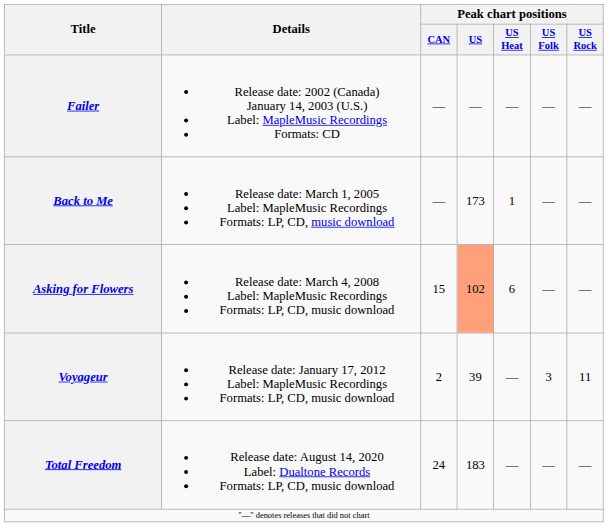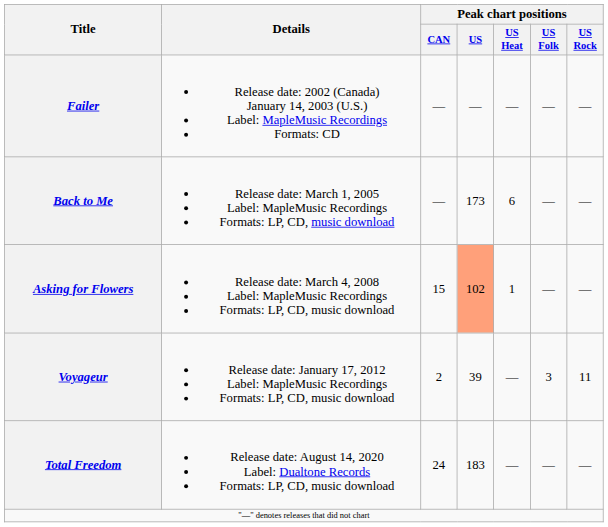(512, 201) 1 -> (512, 201) 6
(512, 288) 6 -> (512, 288) 1
